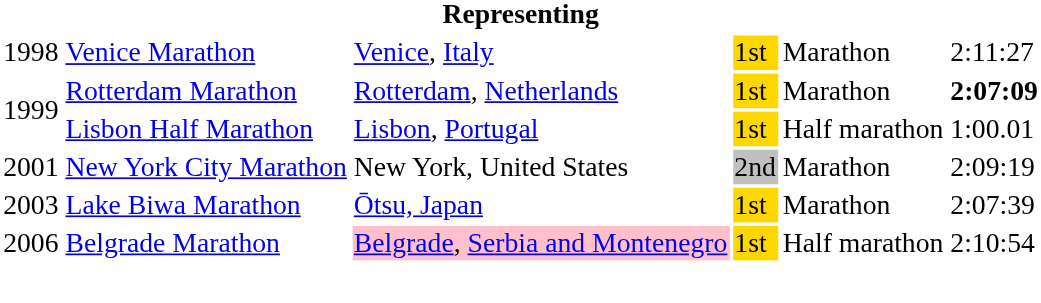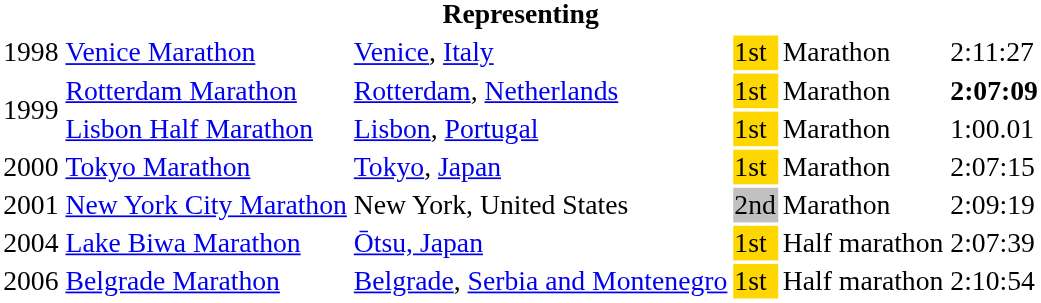(863, 128) Half marathon -> (837, 128) Marathon
+ row: (158, 166)
(31, 204) 2003 -> (31, 242) 2004
(837, 204) Marathon -> (863, 242) Half marathon
(541, 242) pink background -> (541, 280) no background
